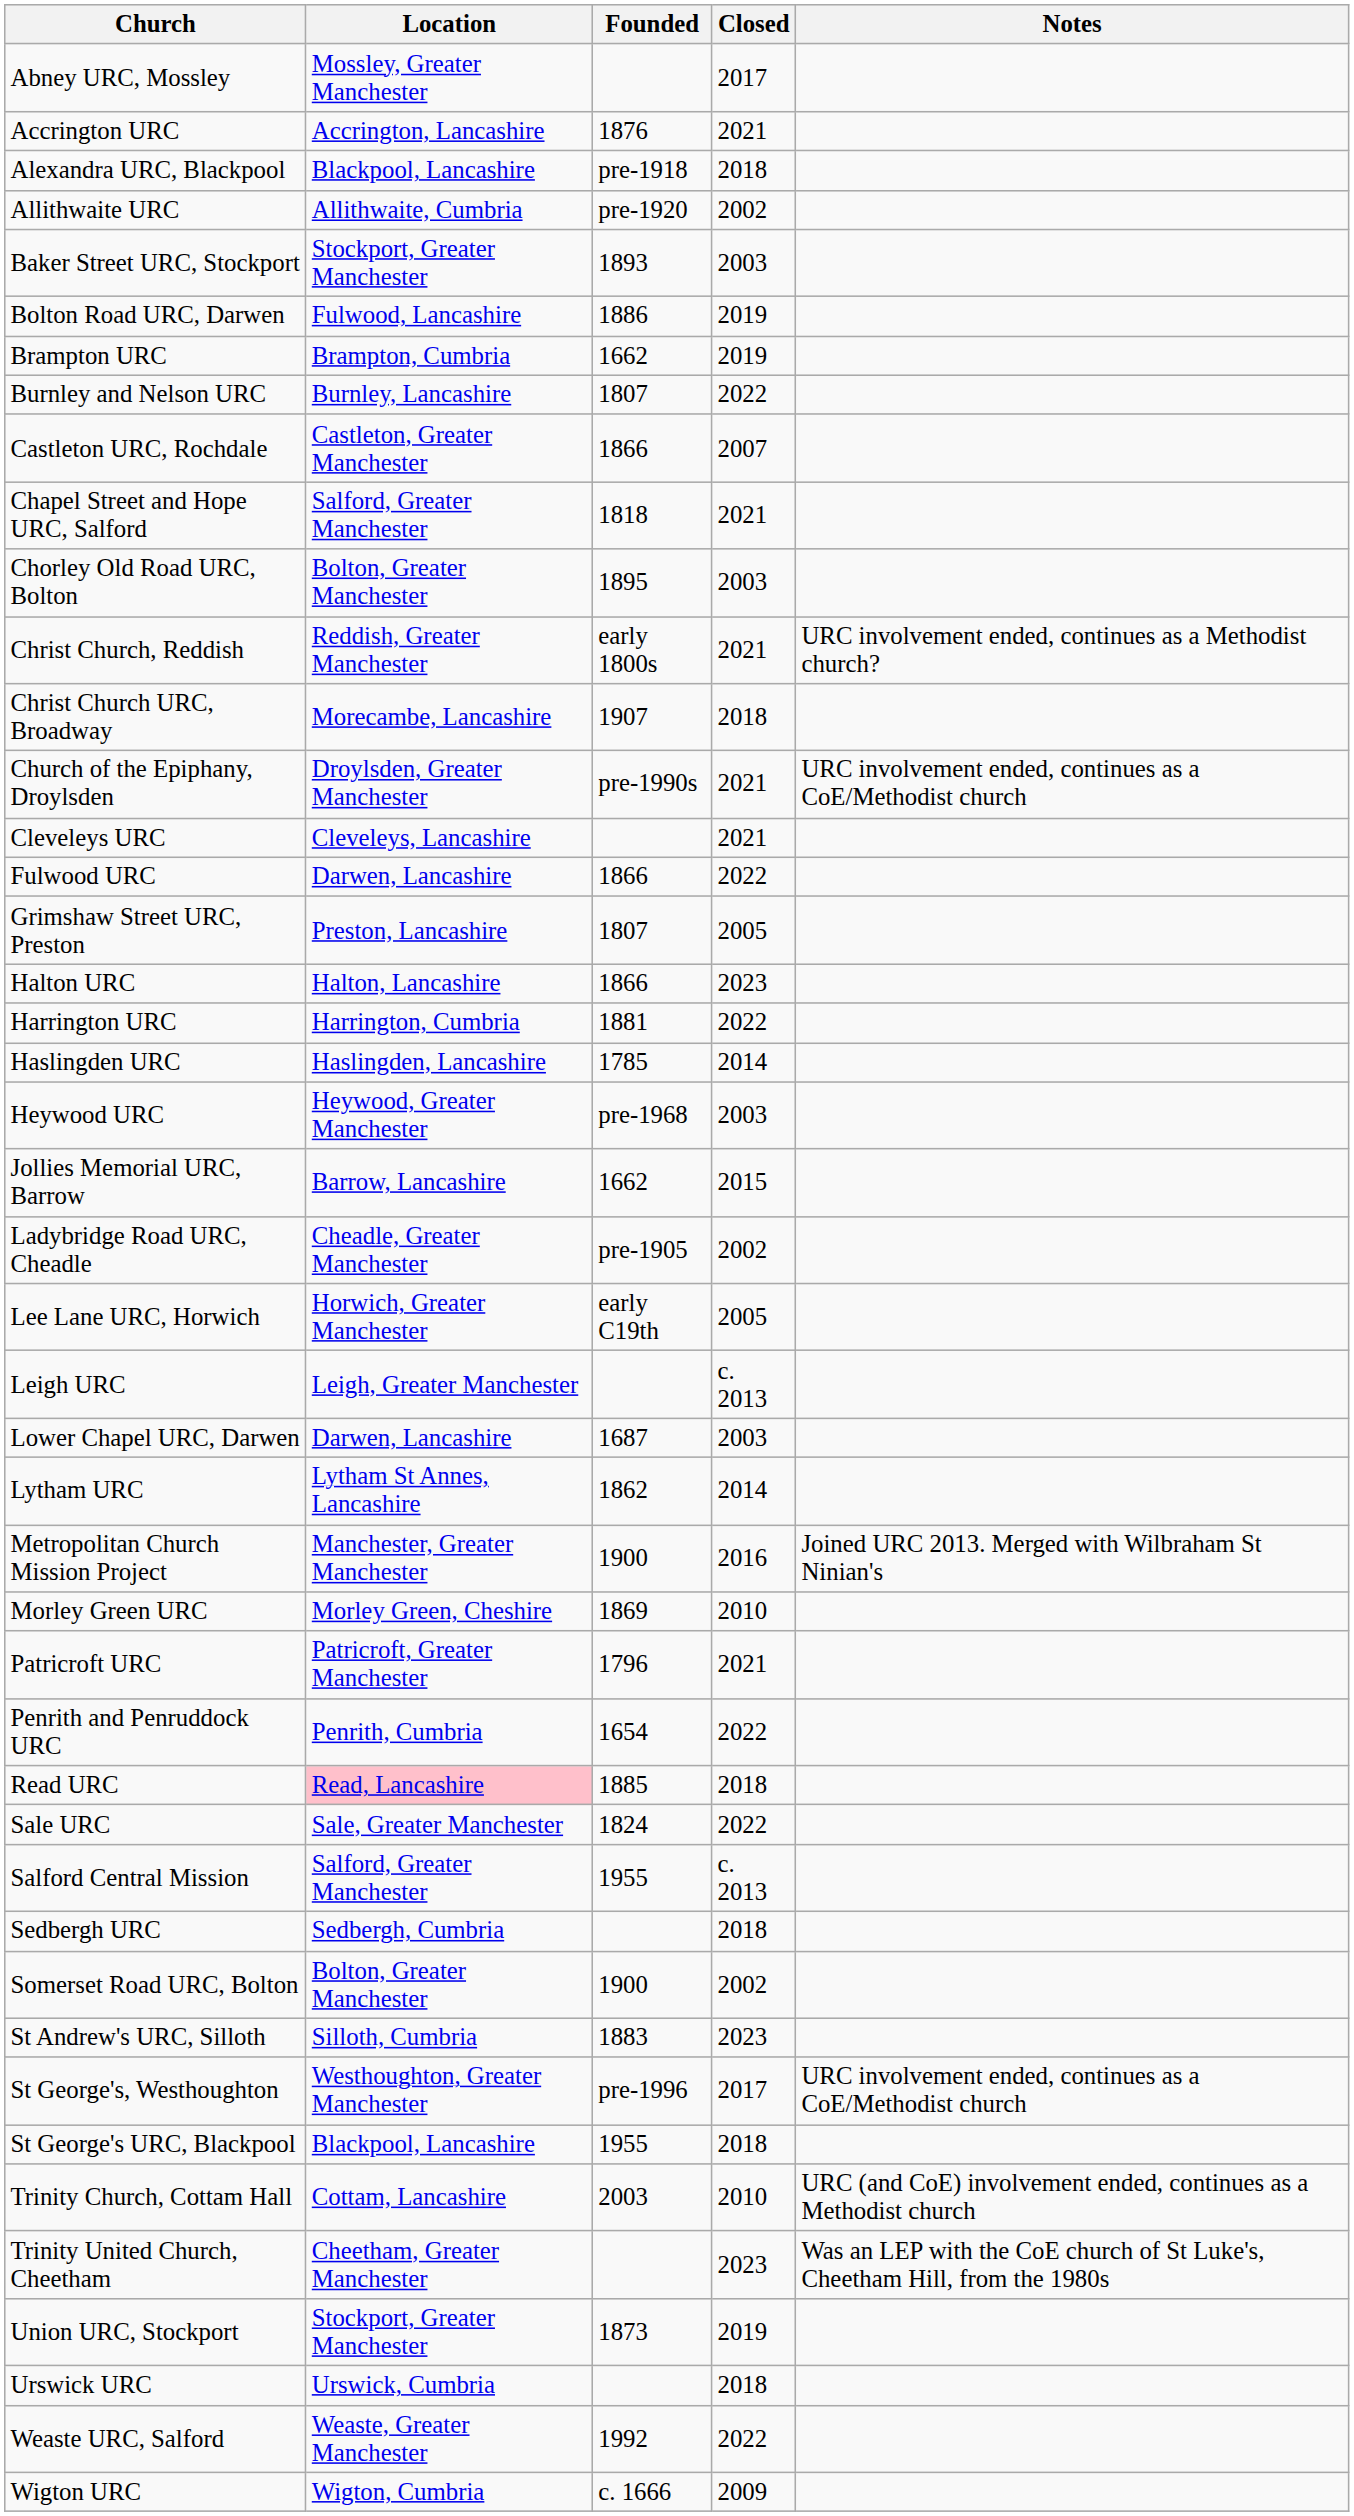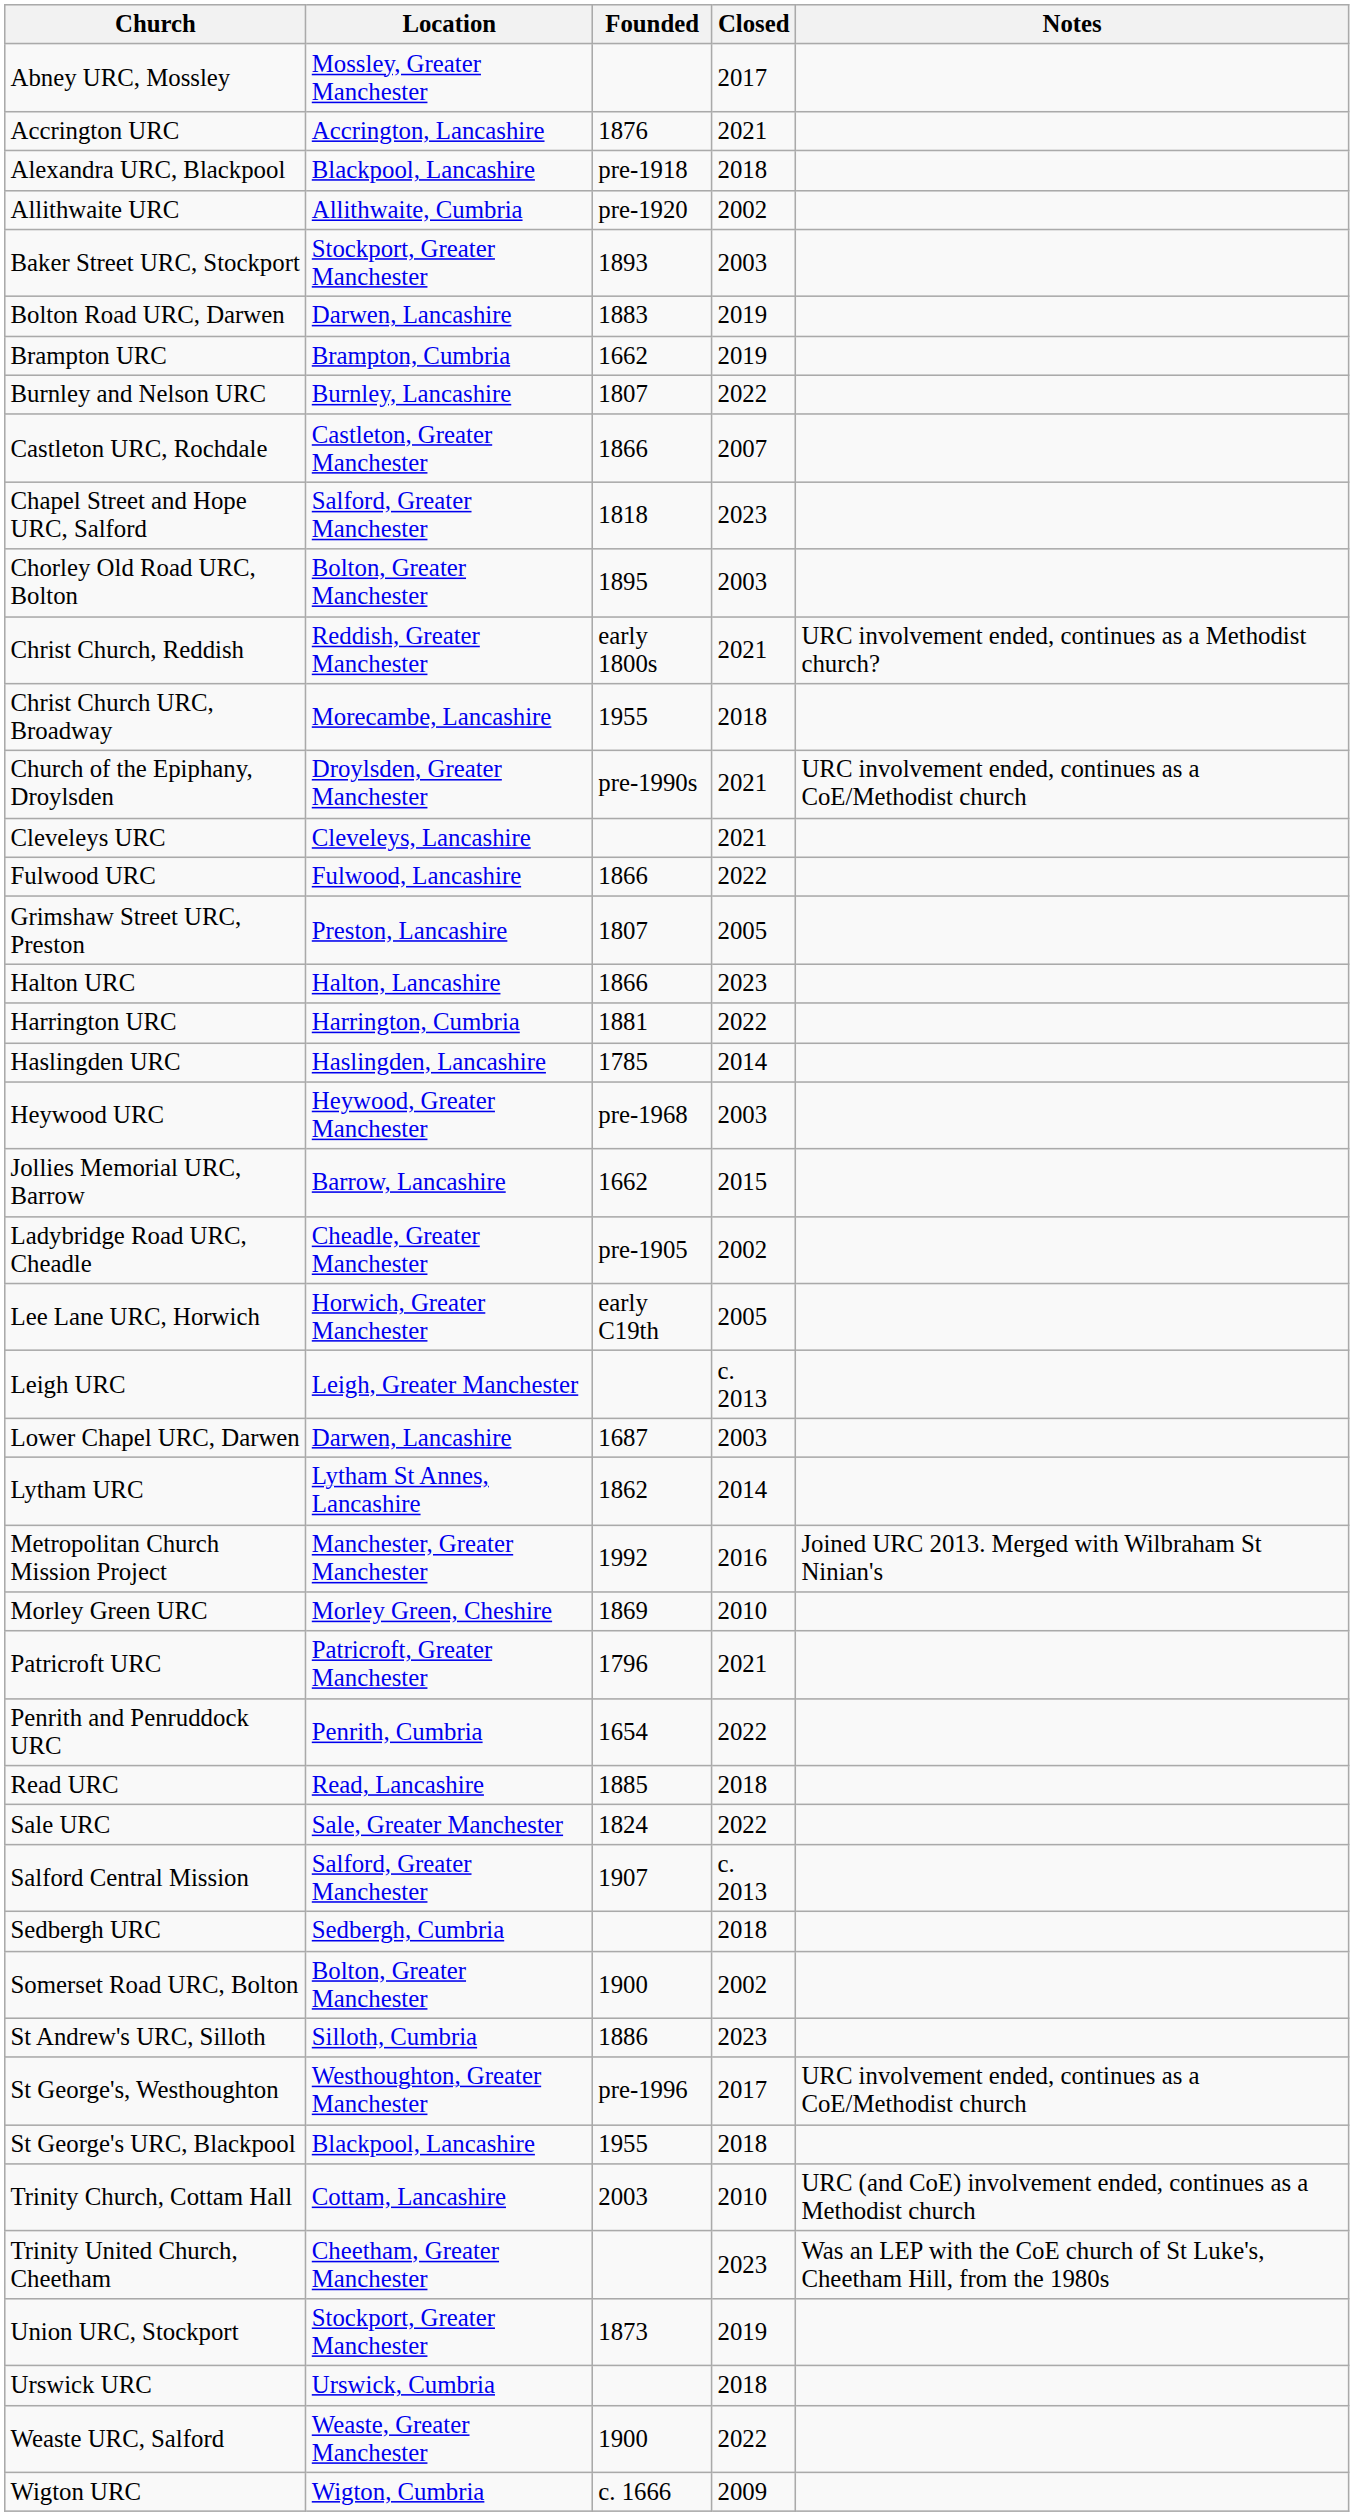(416, 315) Fulwood, Lancashire -> (412, 315) Darwen, Lancashire
(623, 315) 1886 -> (623, 315) 1883
(742, 515) 2021 -> (742, 515) 2023
(623, 716) 1907 -> (623, 716) 1955
(412, 876) Darwen, Lancashire -> (416, 876) Fulwood, Lancashire
(623, 1557) 1900 -> (623, 1557) 1992
(398, 1784) pink background -> (398, 1784) no background
(623, 1877) 1955 -> (623, 1877) 1907
(623, 2037) 1883 -> (623, 2037) 1886
(623, 2438) 1992 -> (623, 2438) 1900
